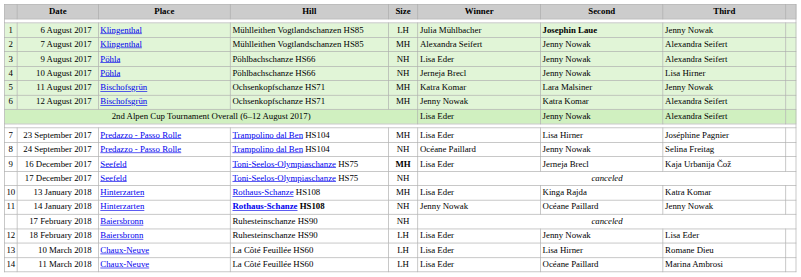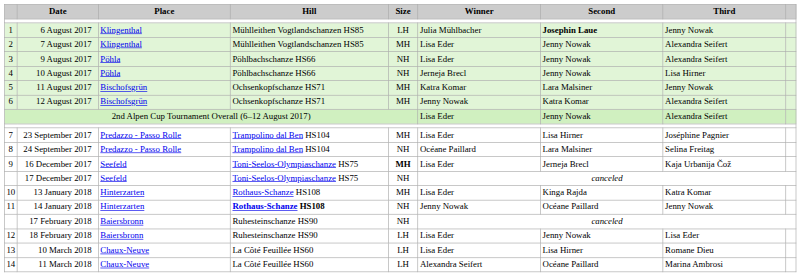(451, 44) Alexandra Seifert -> (437, 44) Lisa Eder
(567, 149) Jenny Nowak -> (567, 149) Lara Malsiner
(437, 264) Lisa Eder -> (451, 264) Alexandra Seifert
